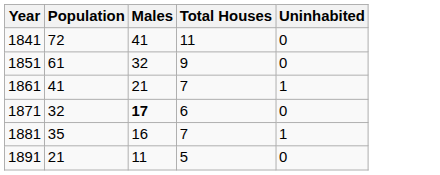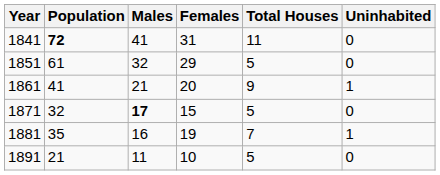+ column: (210, 16)
(56, 39) normal -> (56, 39) bold
(184, 63) 9 -> (250, 63) 5
(184, 87) 7 -> (250, 87) 9
(184, 110) 6 -> (250, 110) 5
